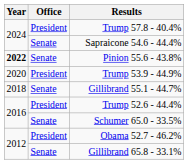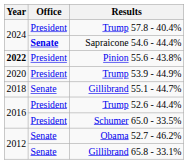(44, 43) normal -> (44, 43) bold
(44, 58) Senate -> (49, 58) President
(44, 120) Senate -> (49, 120) President
(49, 136) President -> (44, 136) Senate
